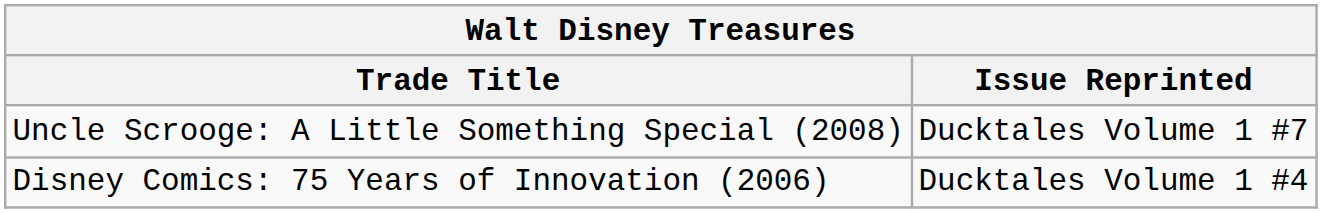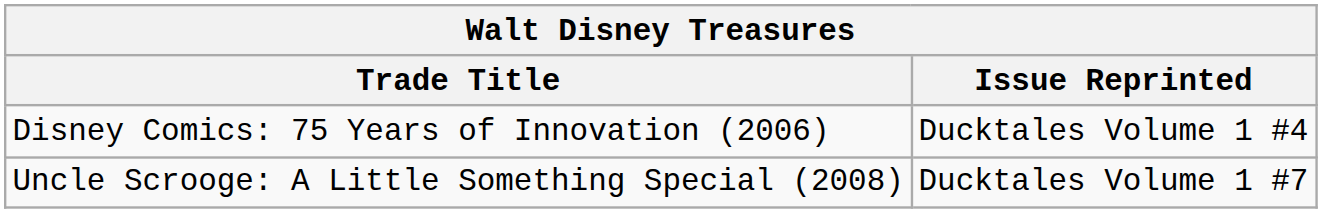rows swapped: (421, 182) <-> (458, 131)
